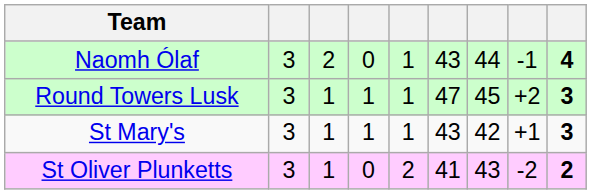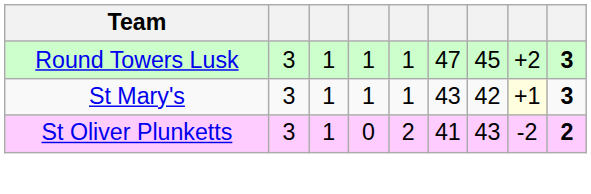- row: (137, 59)
(527, 133) no background -> (527, 96) lightyellow background
